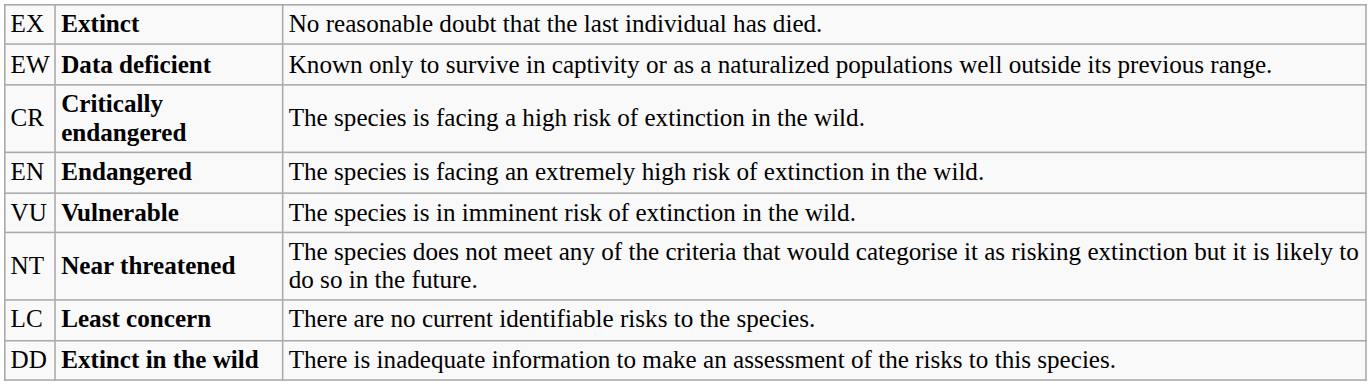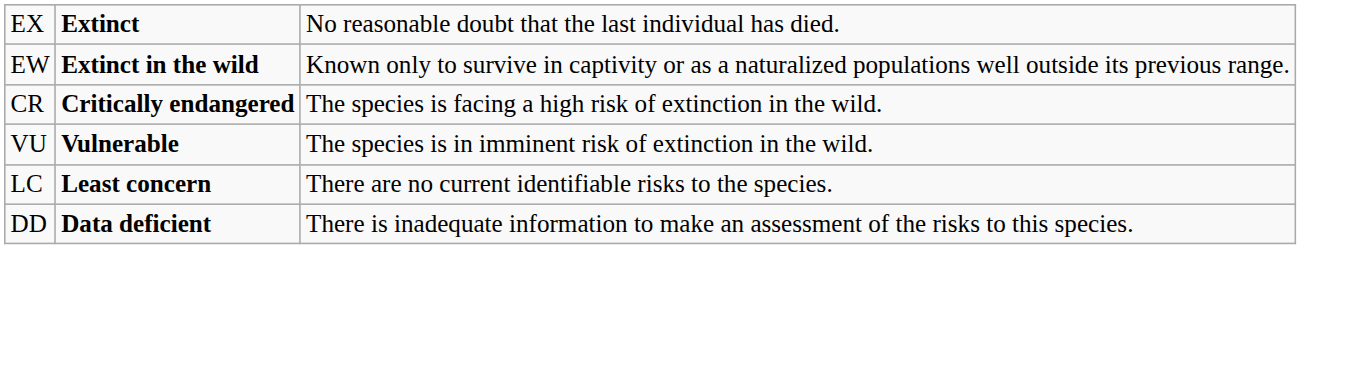(136, 64) Data deficient -> (160, 64) Extinct in the wild
- row: (27, 172)
- row: (27, 266)
(160, 359) Extinct in the wild -> (136, 223) Data deficient
